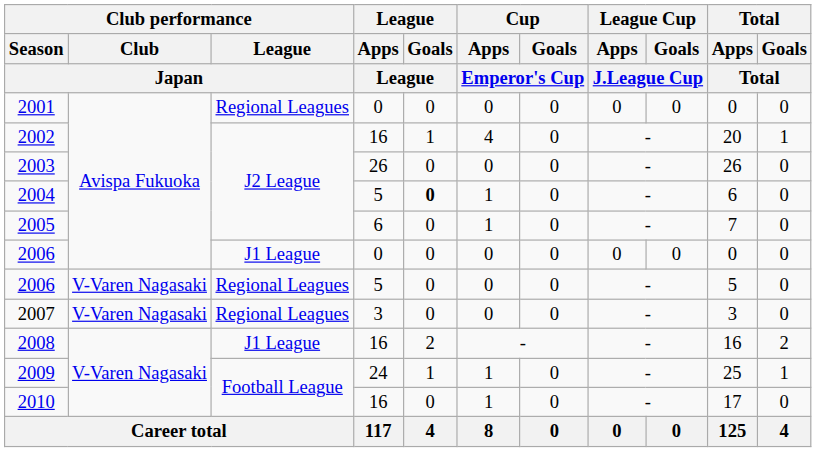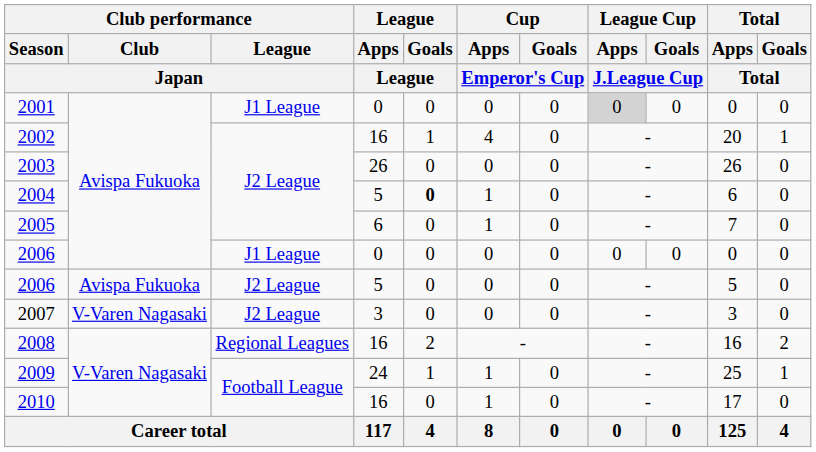(282, 107) Regional Leagues -> (282, 107) J1 League
(617, 107) no background -> (617, 107) lightgrey background
(140, 284) V-Varen Nagasaki -> (140, 284) Avispa Fukuoka
(282, 284) Regional Leagues -> (282, 284) J2 League
(282, 313) Regional Leagues -> (282, 313) J2 League
(282, 343) J1 League -> (282, 343) Regional Leagues
